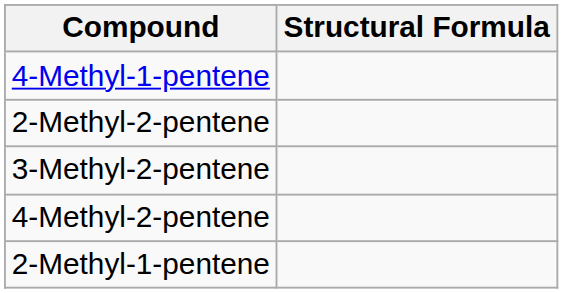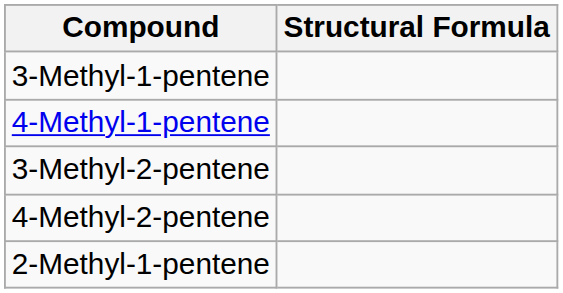+ row: (141, 75)
- row: (141, 122)
